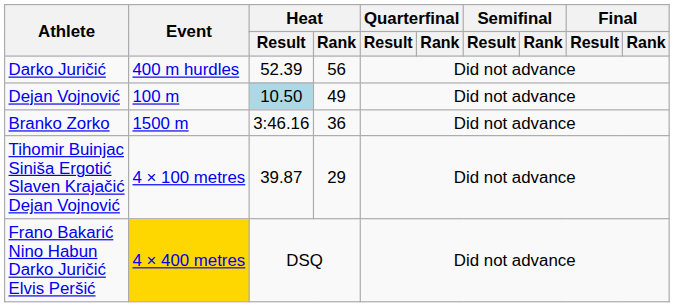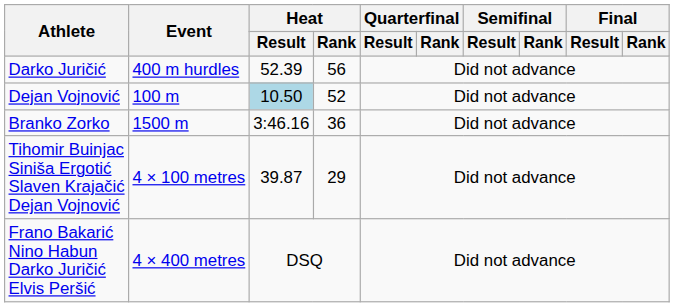(337, 97) 49 -> (337, 97) 52
(189, 261) gold background -> (189, 261) no background
